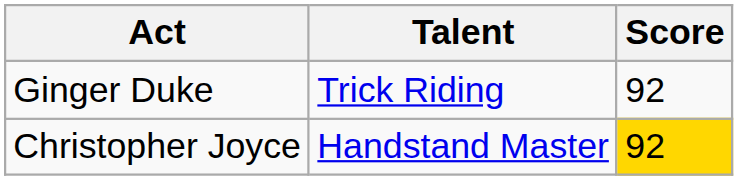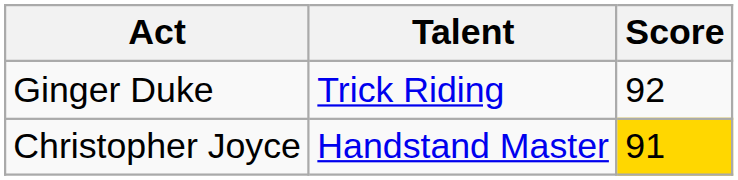(645, 145) 92 -> (645, 145) 91
